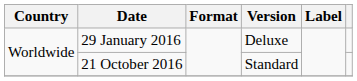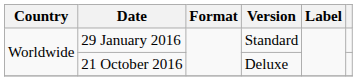(266, 40) Deluxe -> (271, 40) Standard
(271, 64) Standard -> (266, 64) Deluxe
